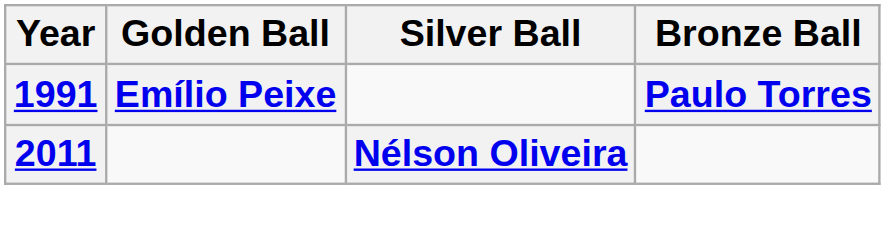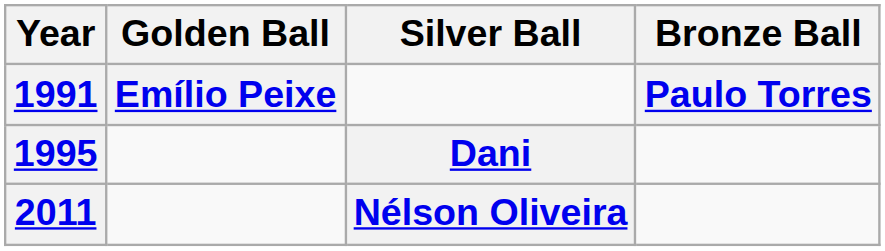+ row: (56, 153)
